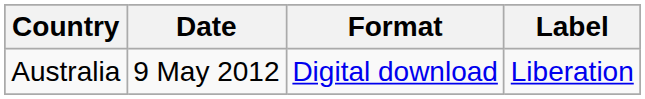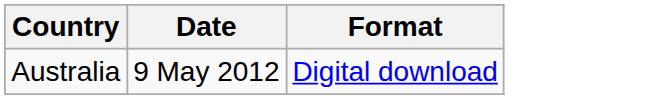- column: (572, 26)
